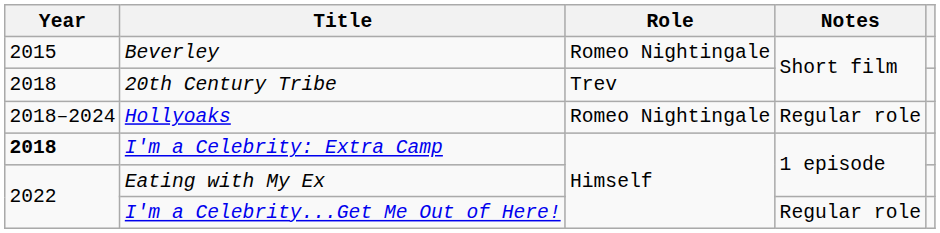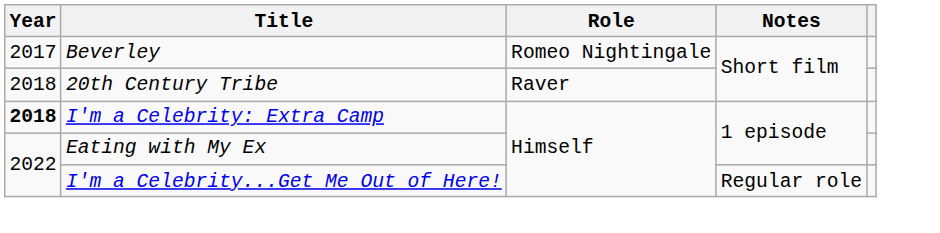(33, 53) 2015 -> (33, 53) 2017
(594, 85) Trev -> (541, 85) Raver
- row: (178, 117)
